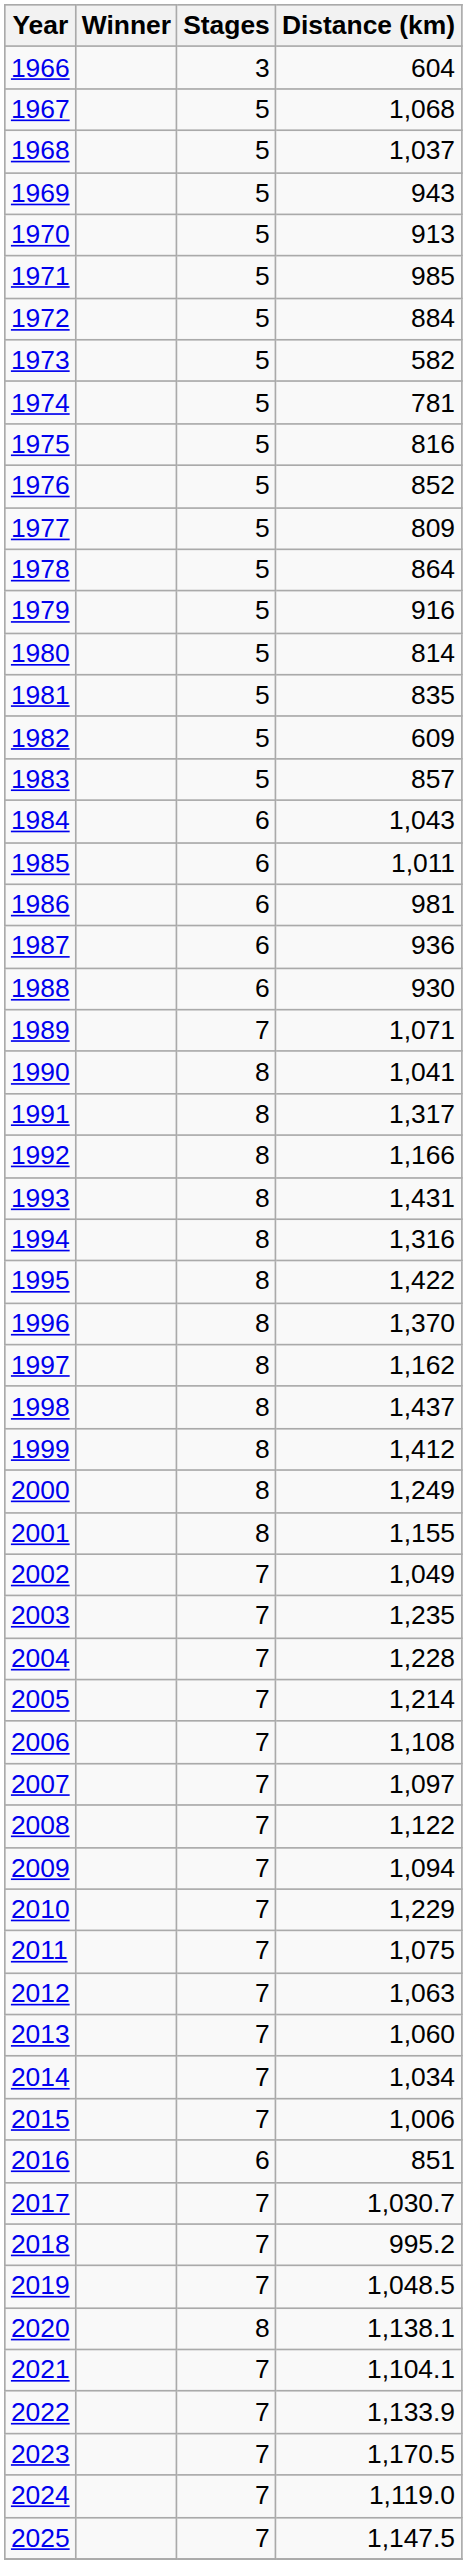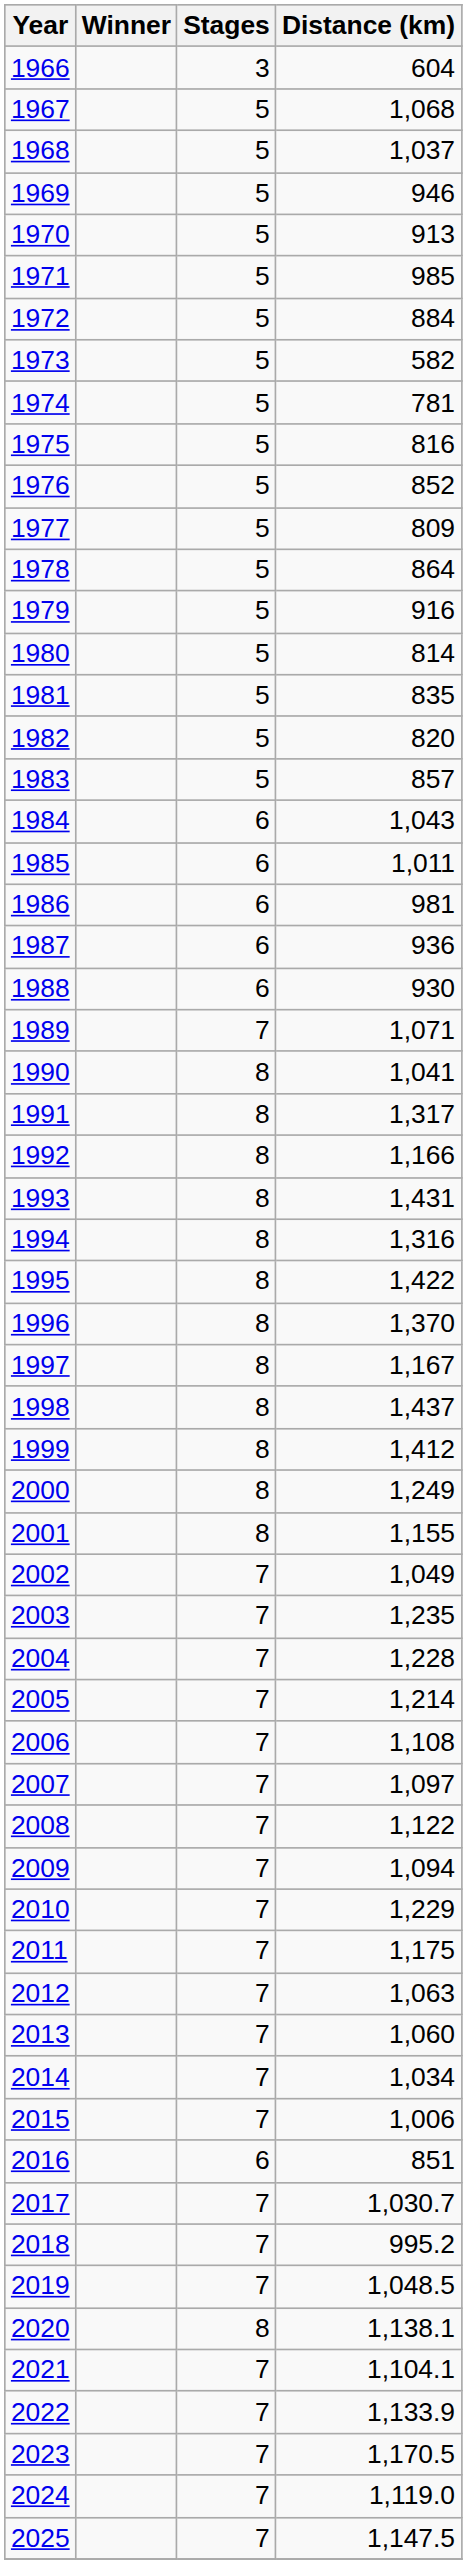(433, 192) 943 -> (433, 192) 946
(433, 737) 609 -> (433, 737) 820
(422, 1365) 1,162 -> (422, 1365) 1,167
(422, 1951) 1,075 -> (422, 1951) 1,175
